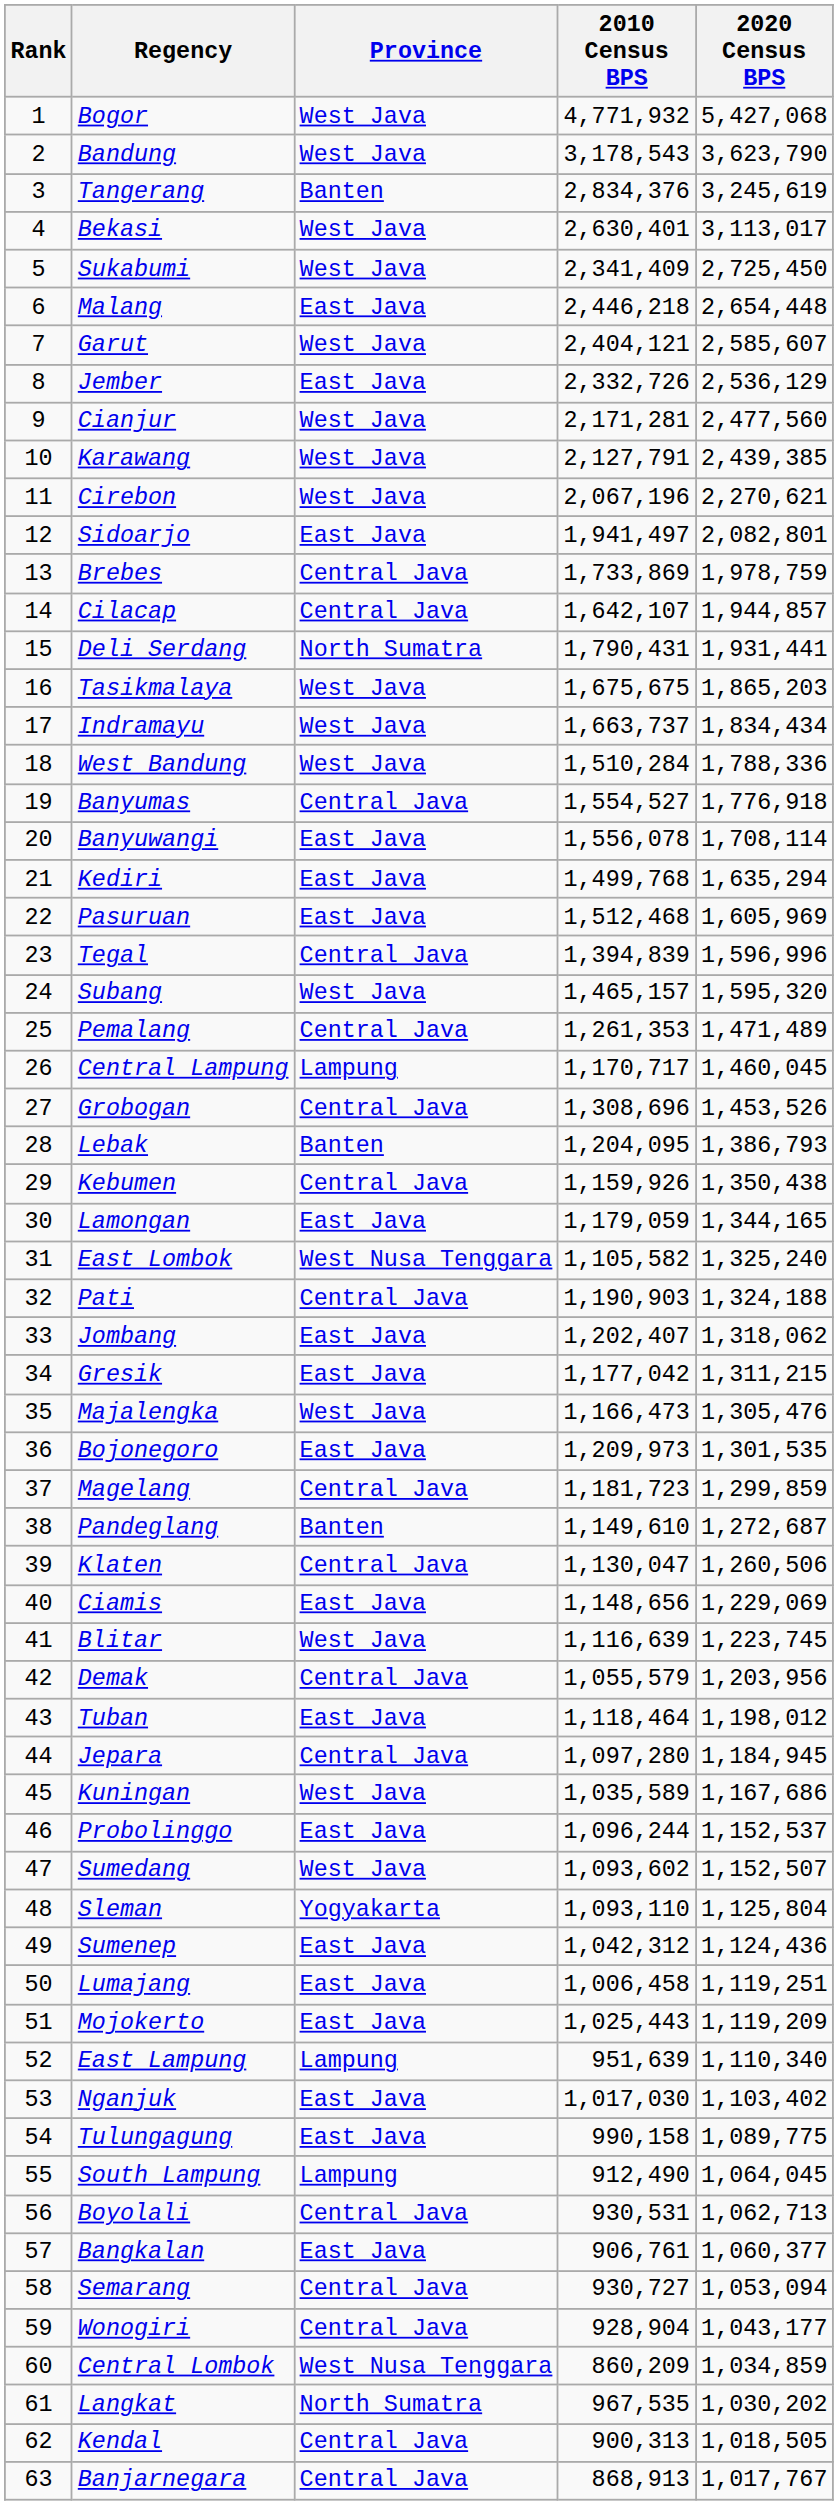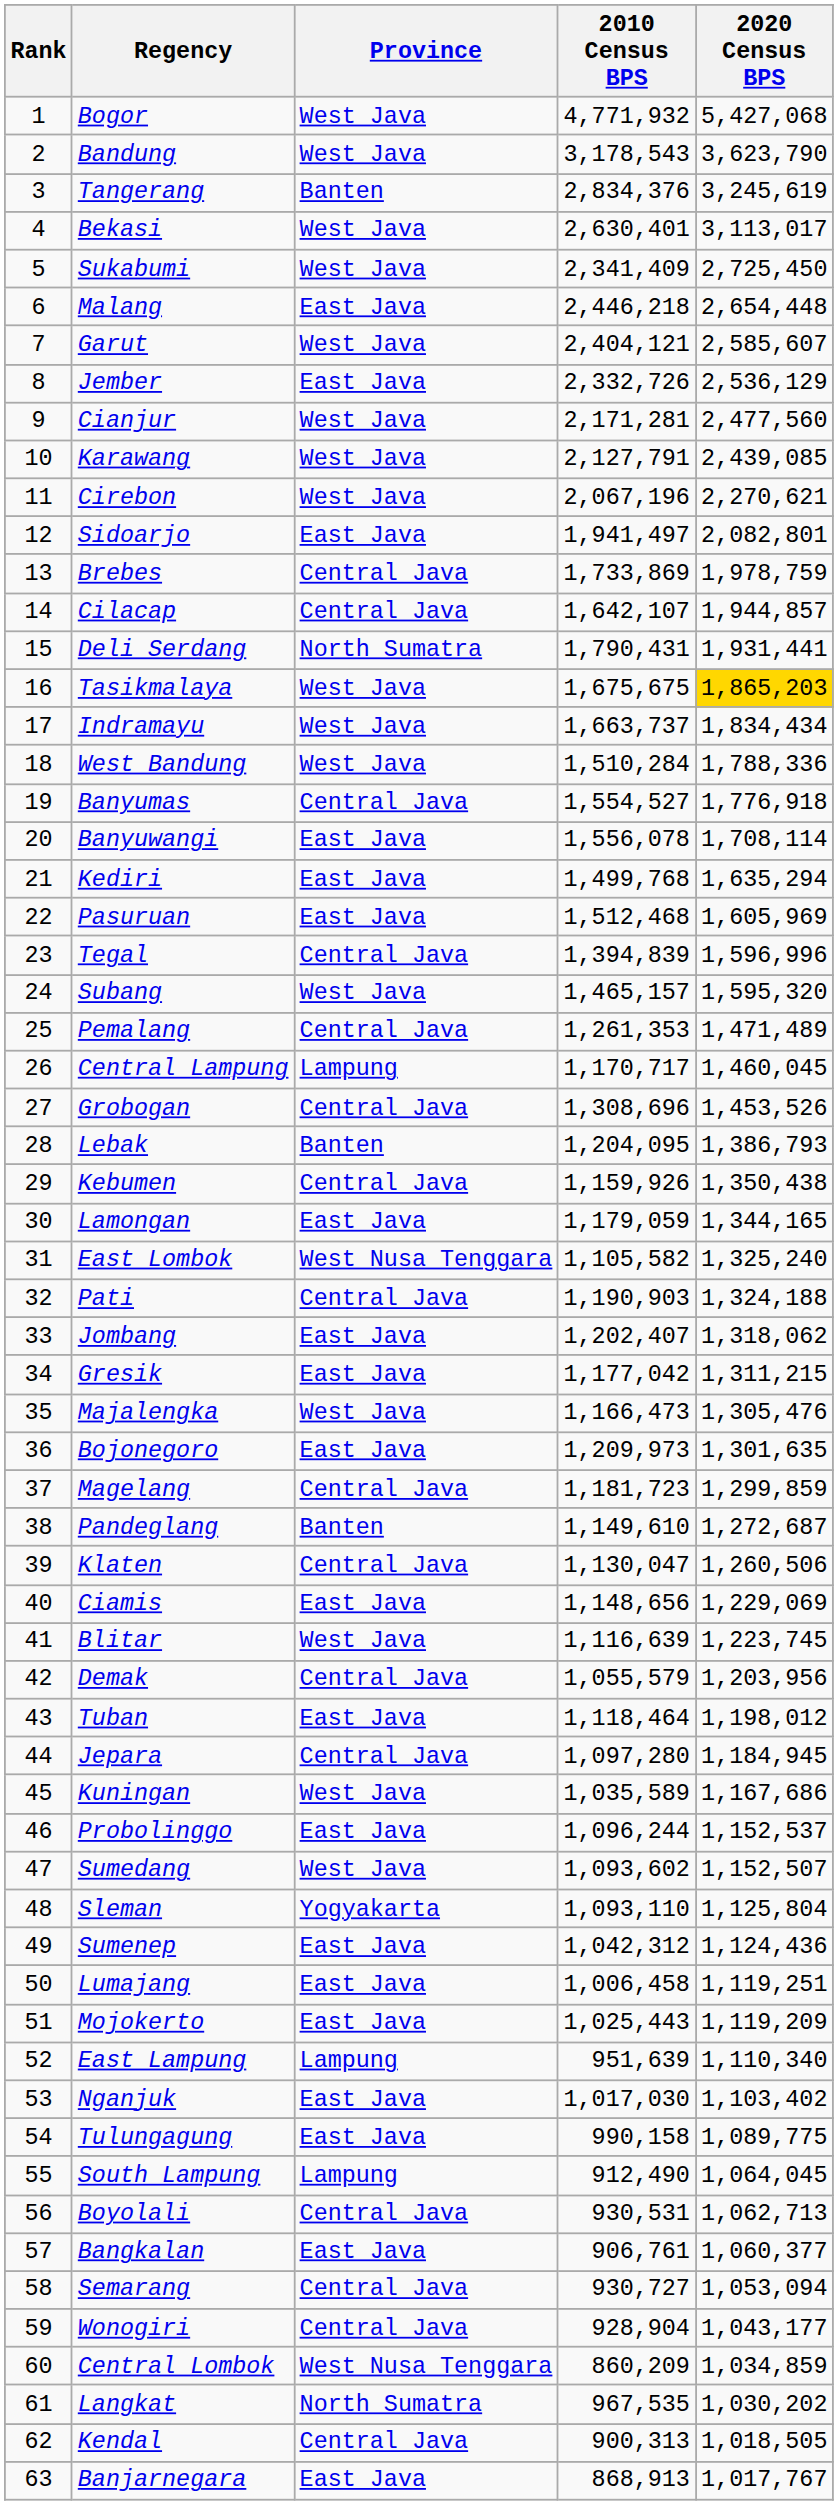(764, 459) 2,439,385 -> (764, 459) 2,439,085
(764, 688) no background -> (764, 688) gold background
(764, 1451) 1,301,535 -> (764, 1451) 1,301,635
(384, 2481) Central Java -> (363, 2481) East Java
